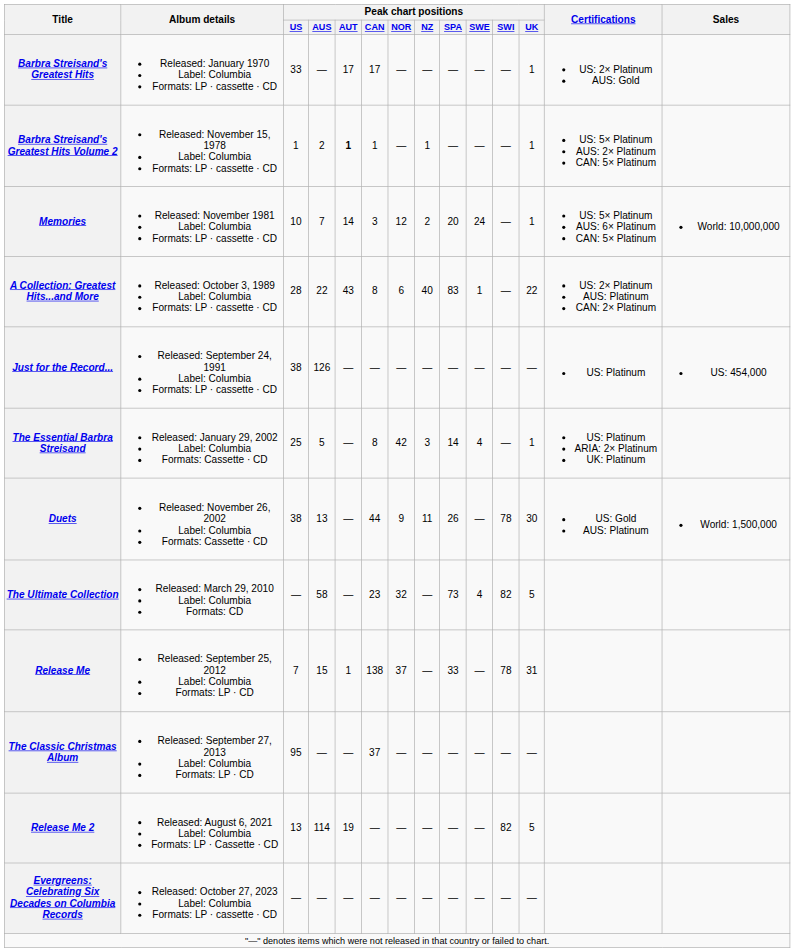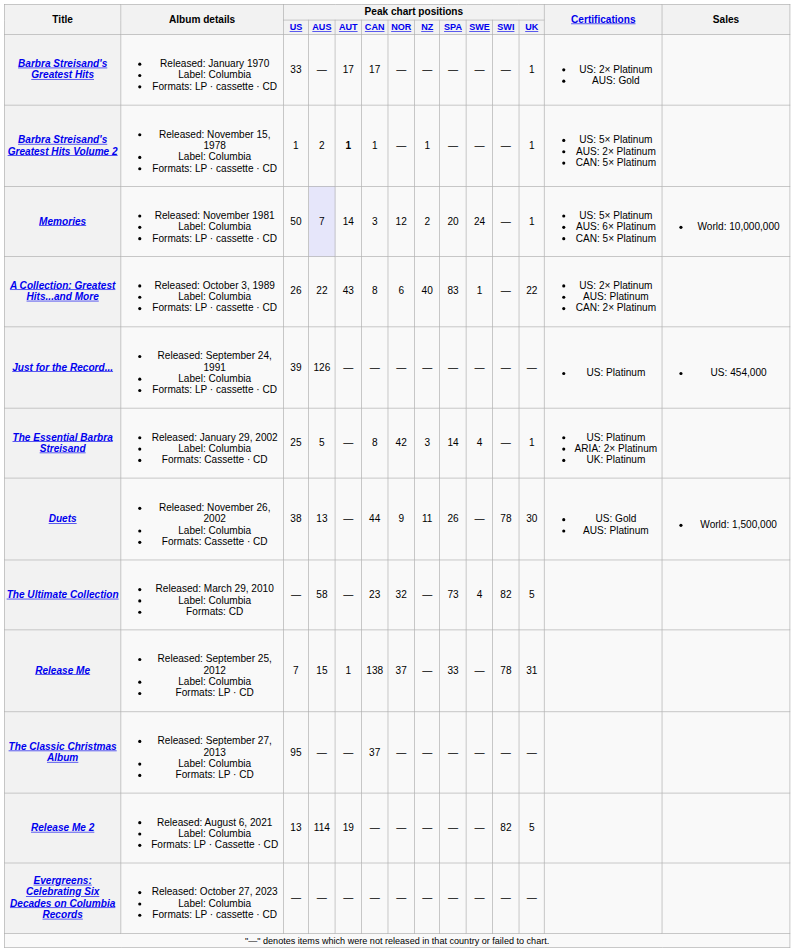(296, 221) 10 -> (296, 221) 50
(322, 221) no background -> (322, 221) lavender background
(296, 291) 28 -> (296, 291) 26
(296, 367) 38 -> (296, 367) 39
